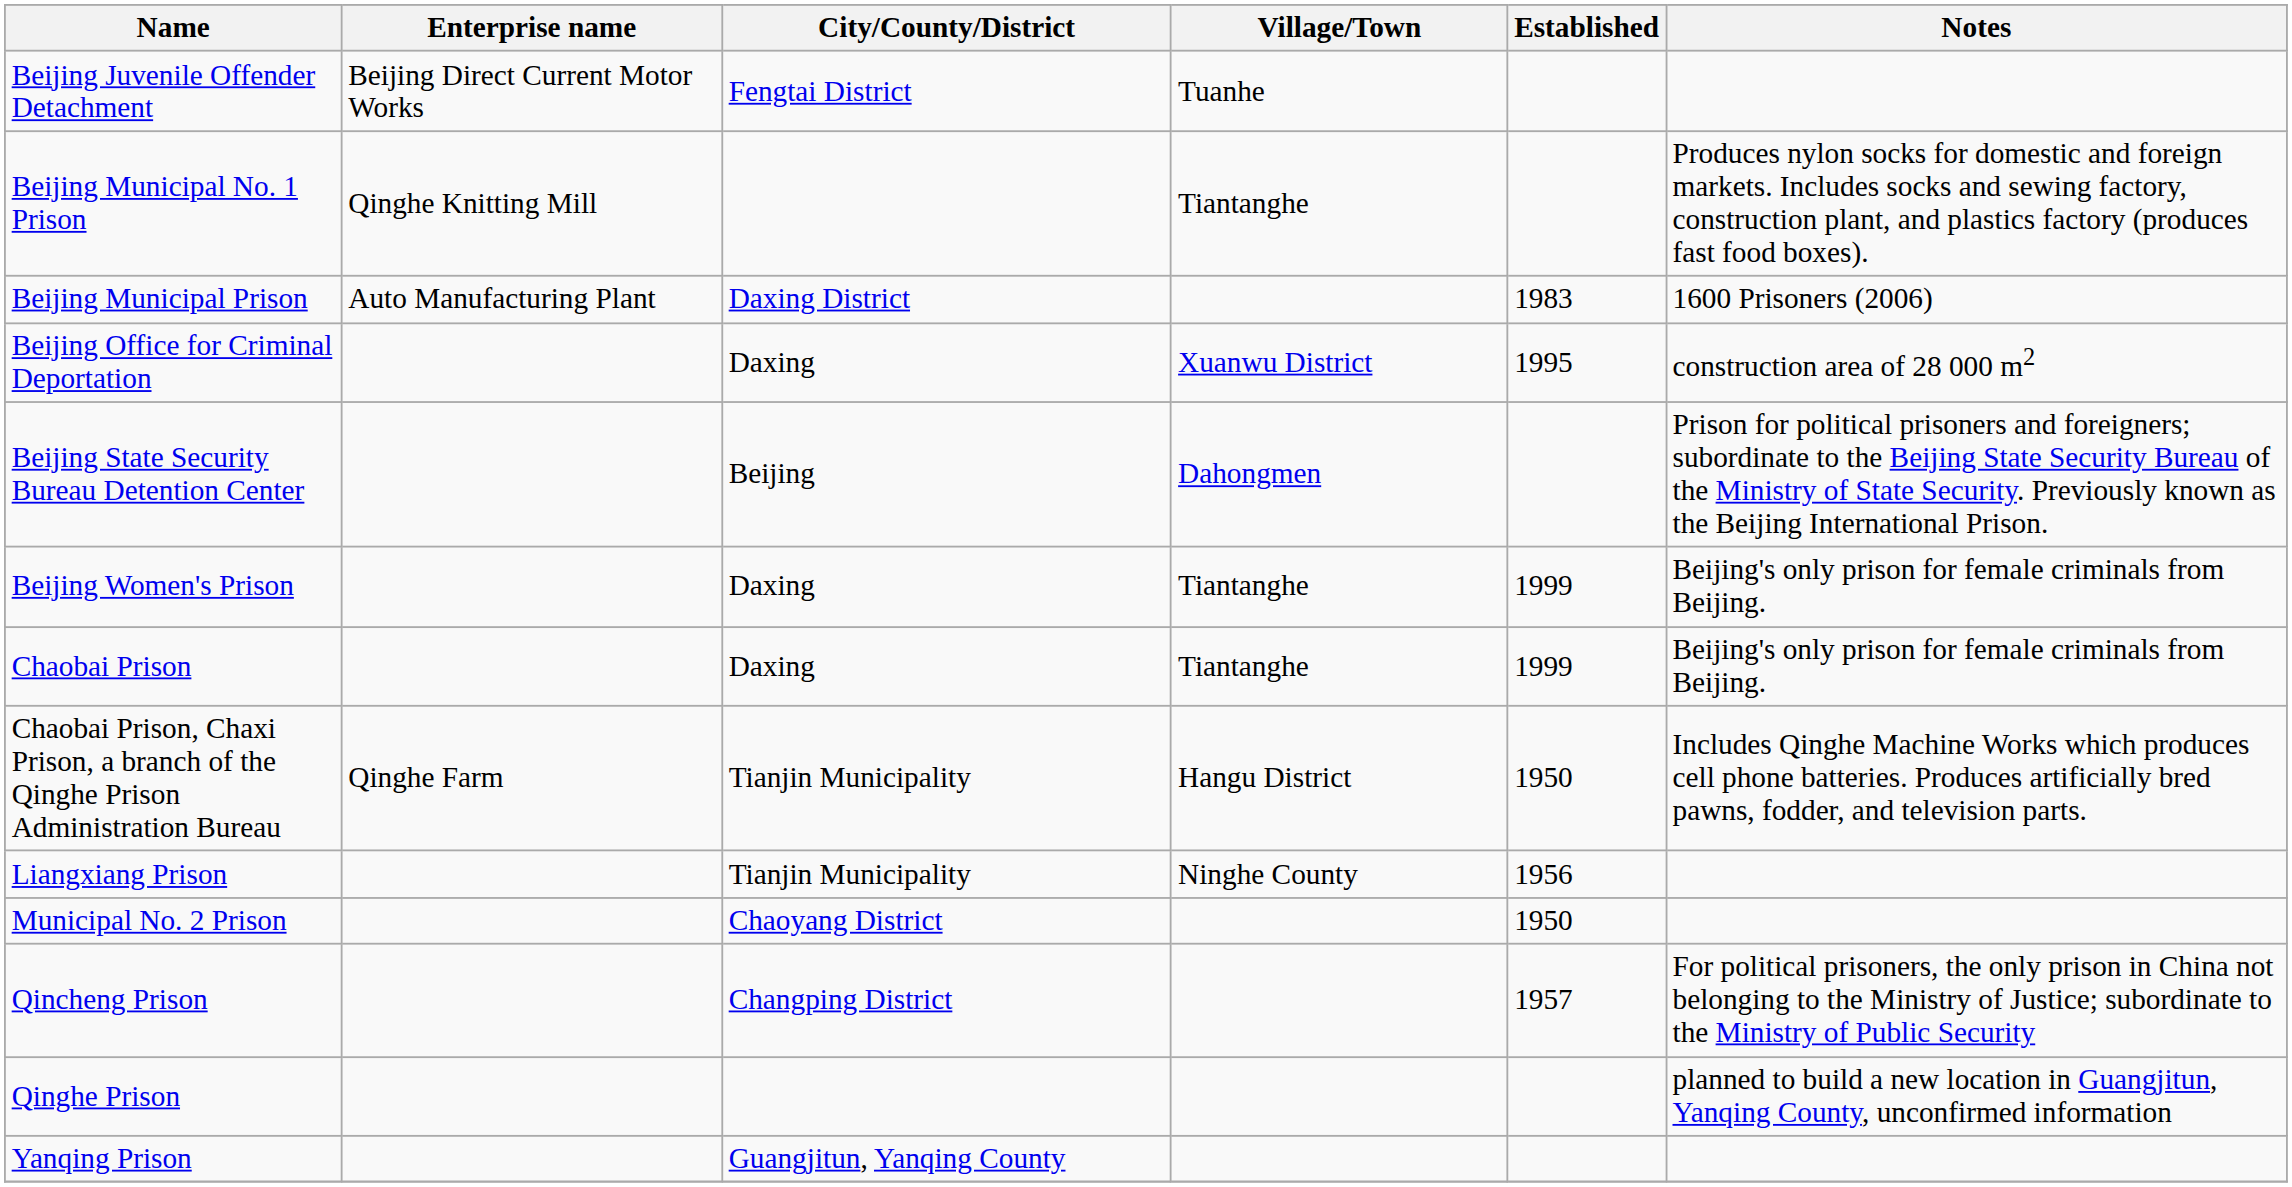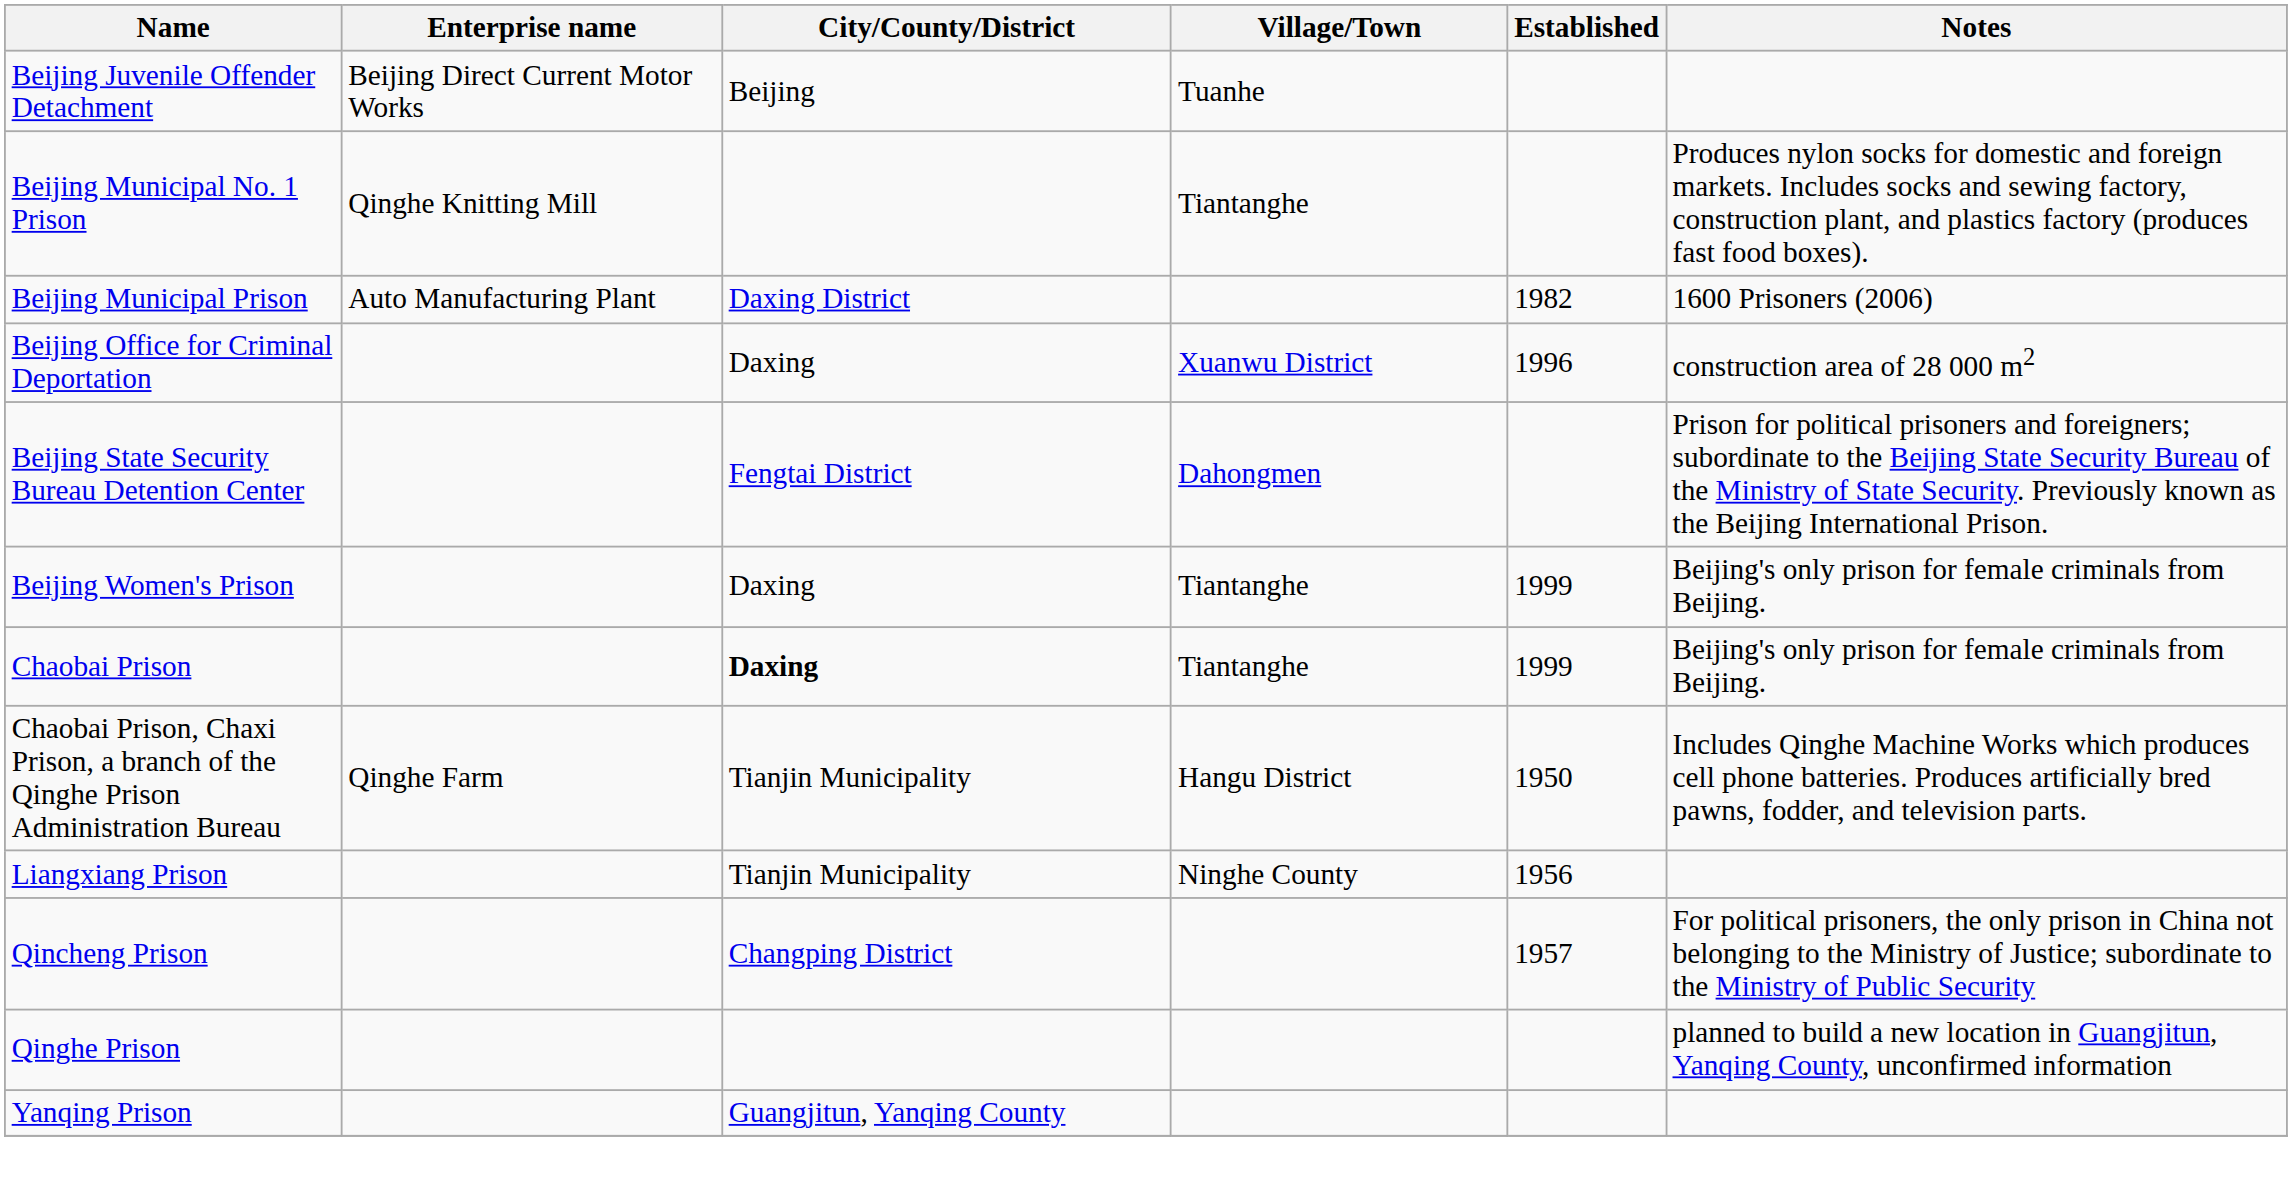(820, 90) Fengtai District -> (772, 90) Beijing
(1543, 298) 1983 -> (1543, 298) 1982
(1543, 361) 1995 -> (1543, 361) 1996
(772, 474) Beijing -> (820, 474) Fengtai District
(772, 665) normal -> (773, 665) bold
- row: (149, 920)
